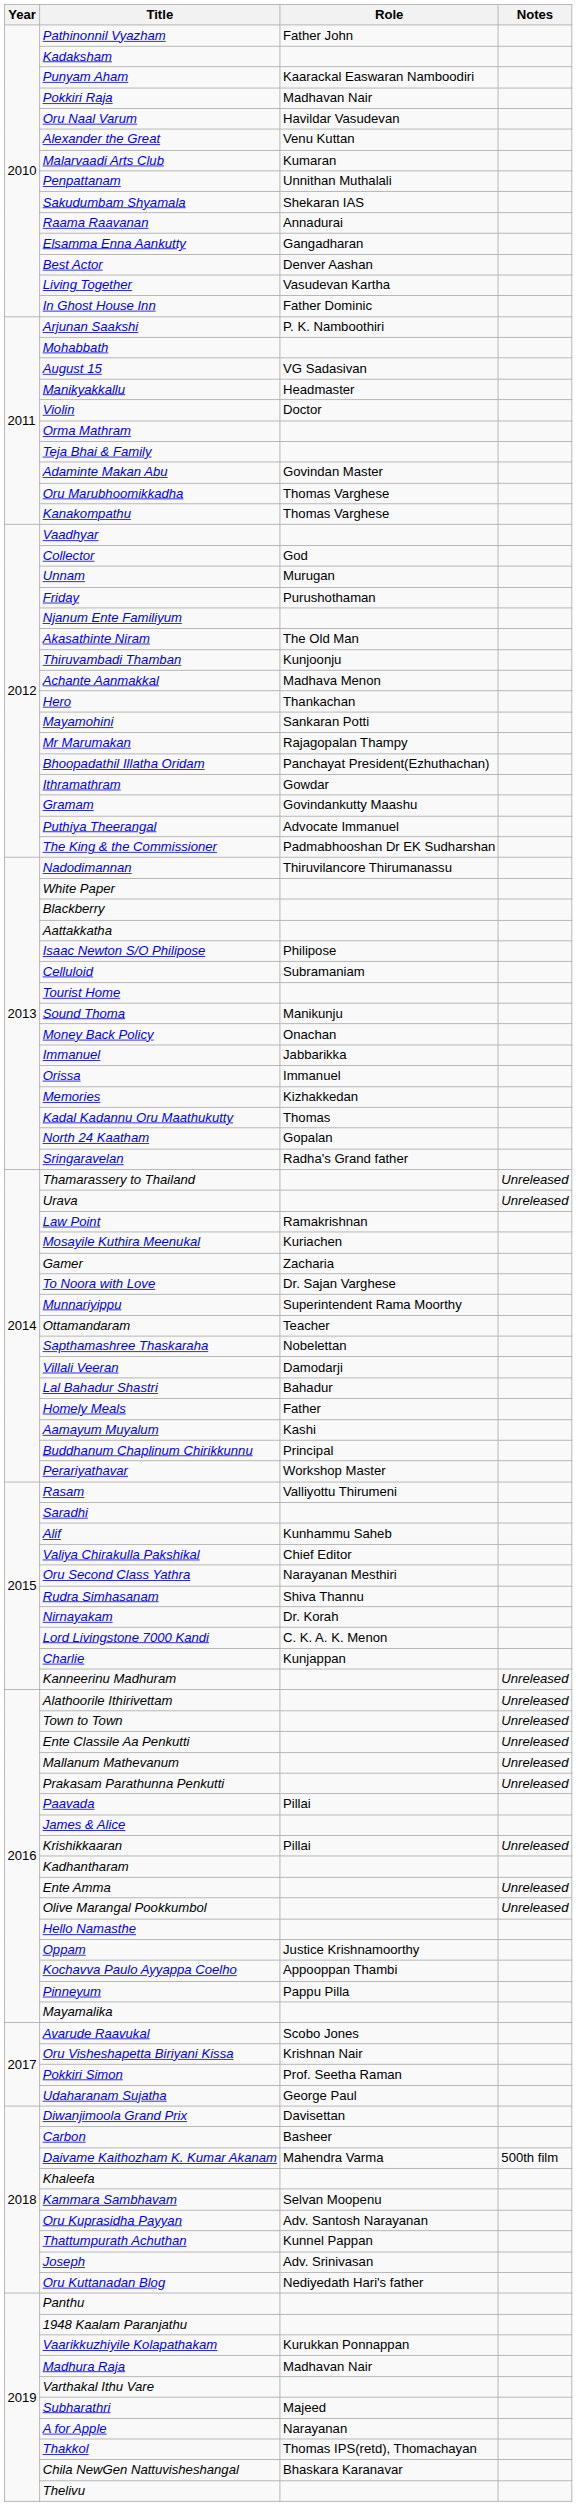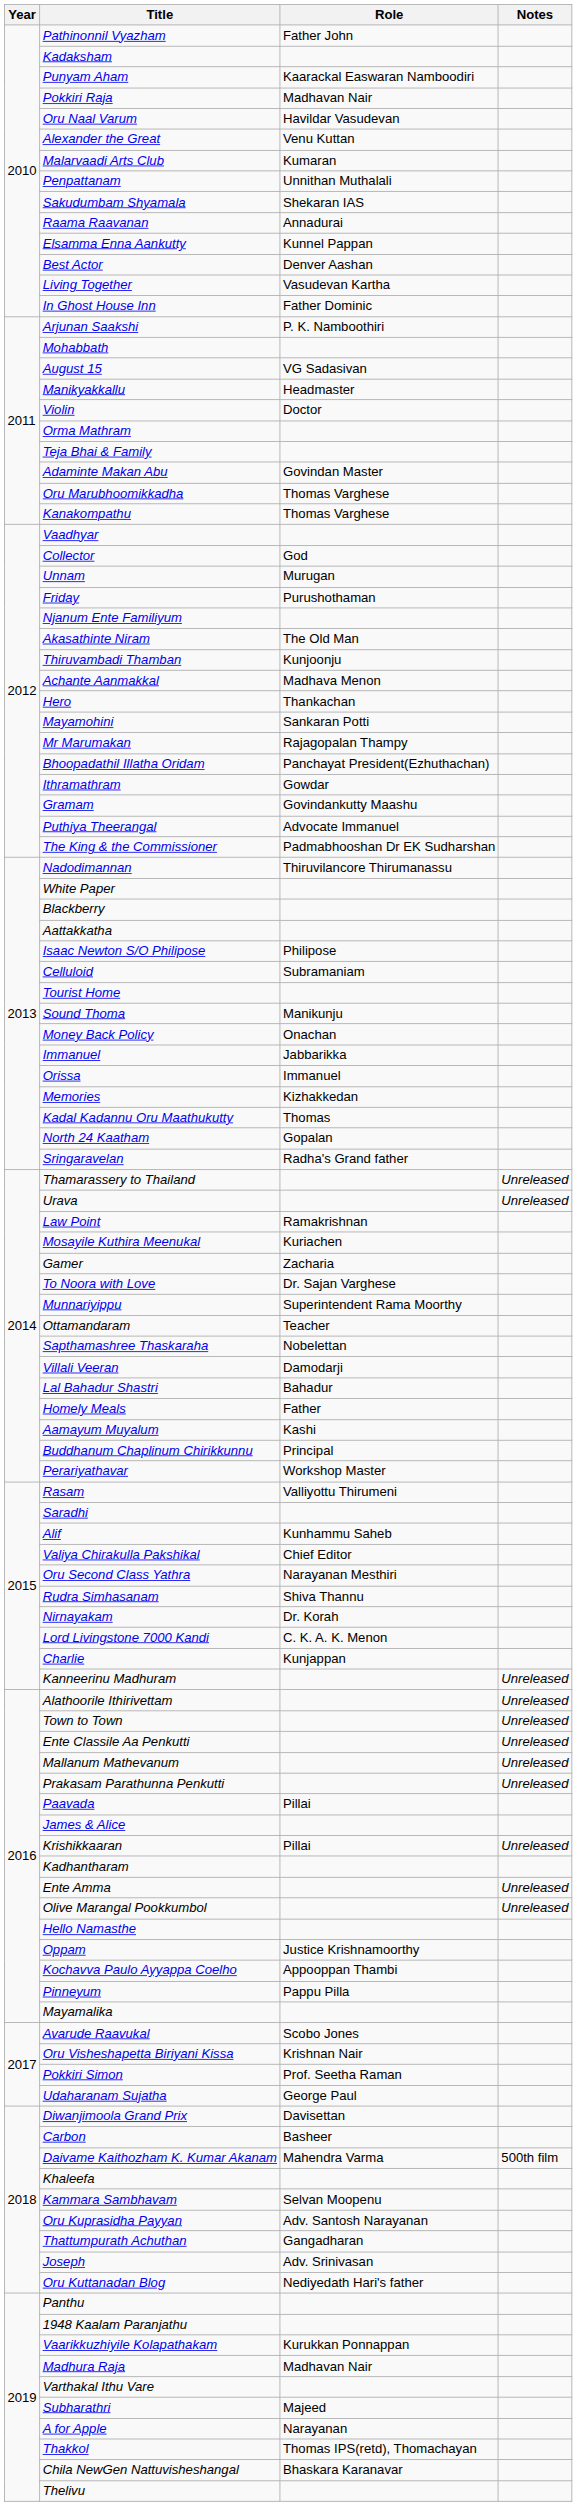(323, 243) Gangadharan -> (328, 243) Kunnel Pappan
(328, 2241) Kunnel Pappan -> (323, 2241) Gangadharan
